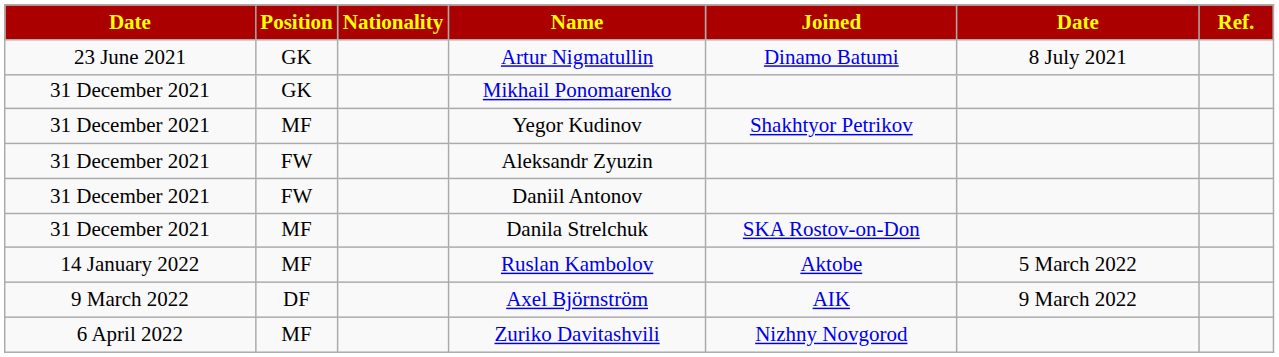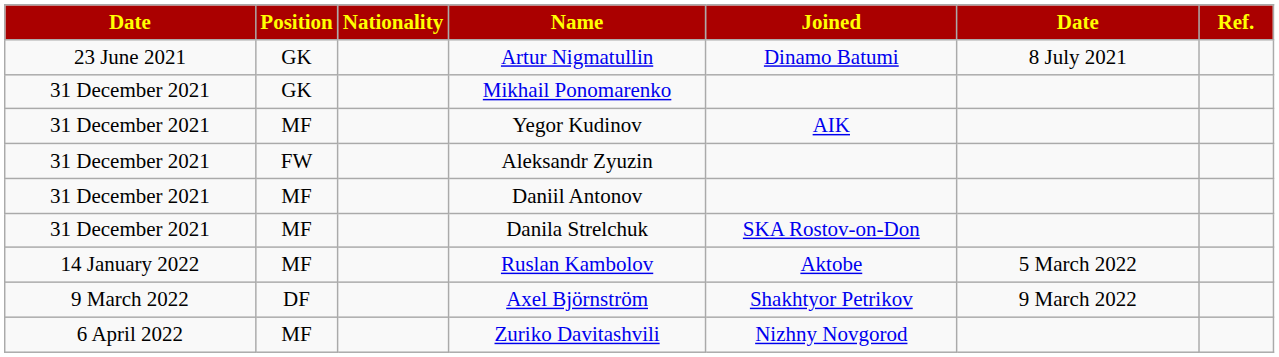(831, 126) Shakhtyor Petrikov -> (831, 126) AIK
(296, 195) FW -> (296, 195) MF
(831, 299) AIK -> (831, 299) Shakhtyor Petrikov
